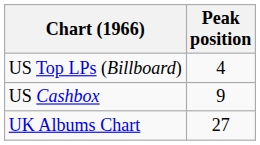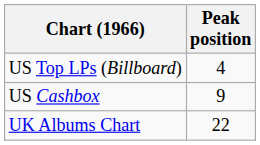(221, 125) 27 -> (221, 125) 22
